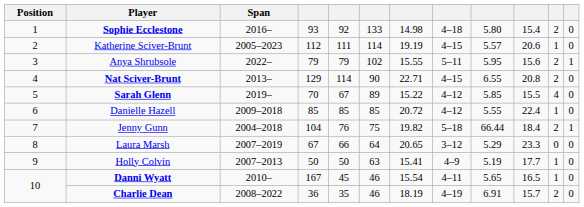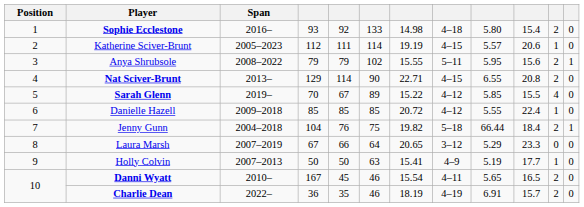(259, 62) 2022– -> (259, 62) 2008–2022
(556, 177) 1 -> (556, 177) 2
(259, 194) 2008–2022 -> (259, 194) 2022–
